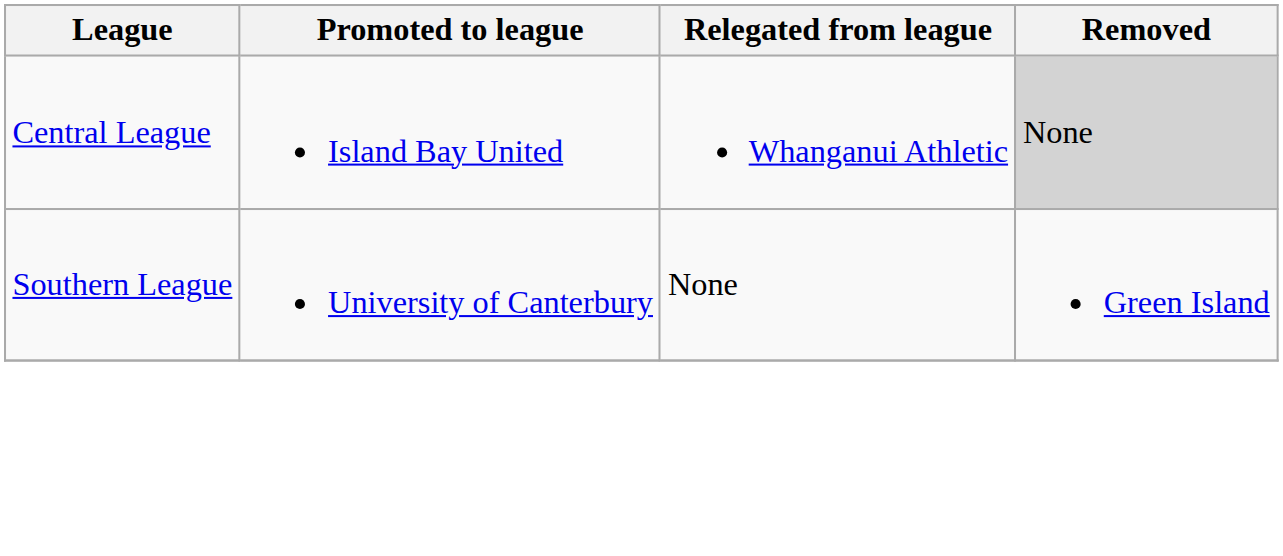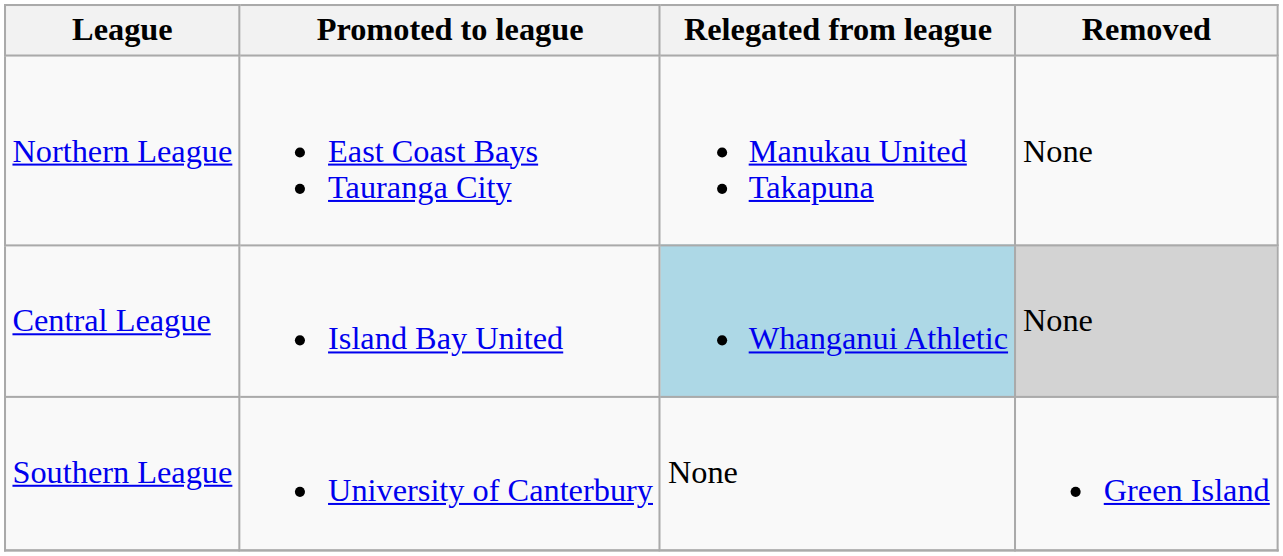+ row: (122, 150)
(838, 151) no background -> (838, 339) lightblue background
